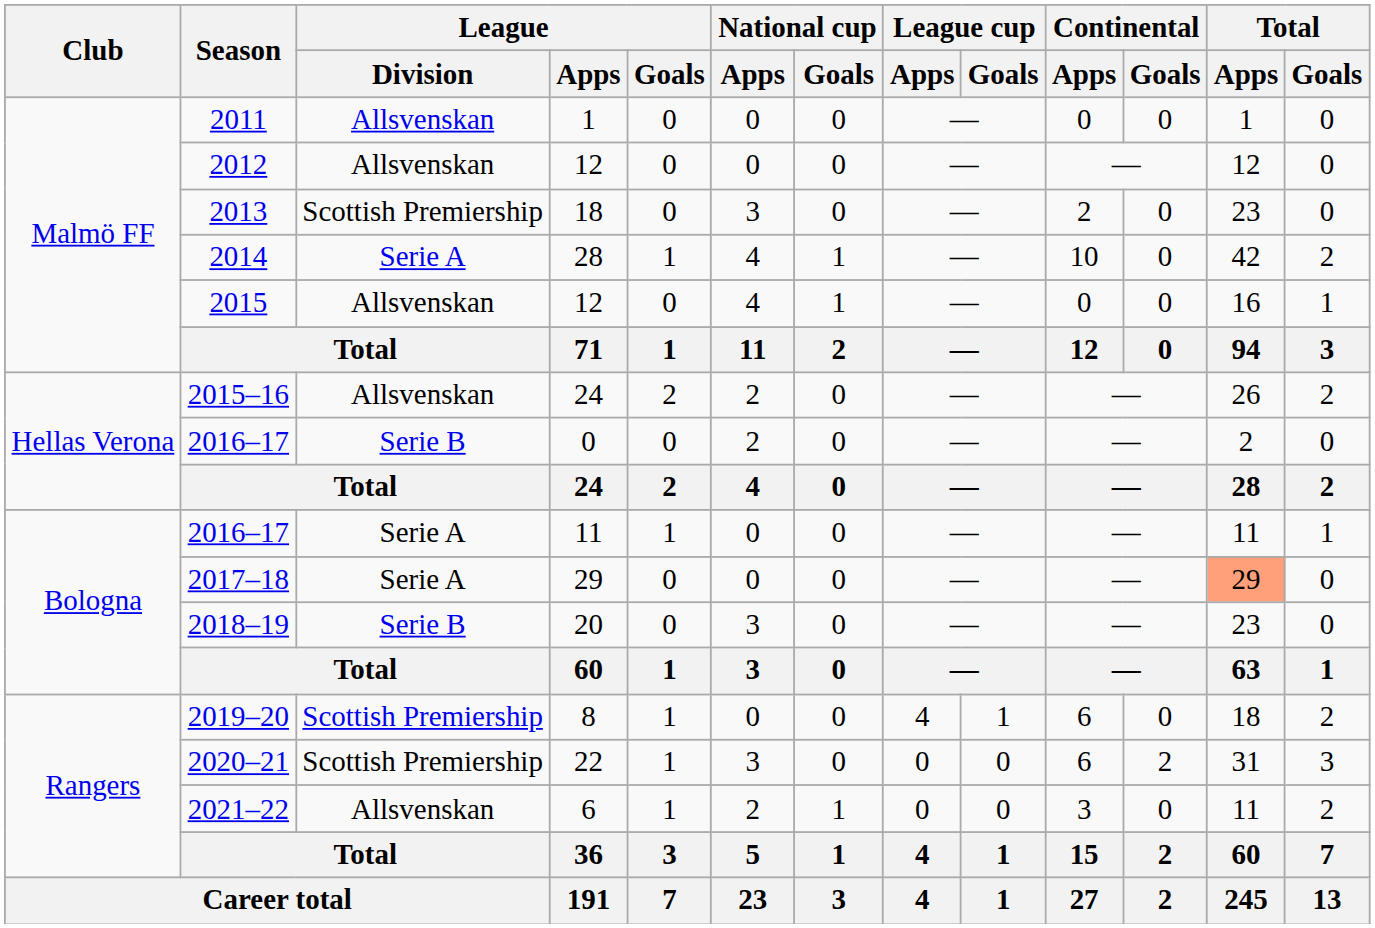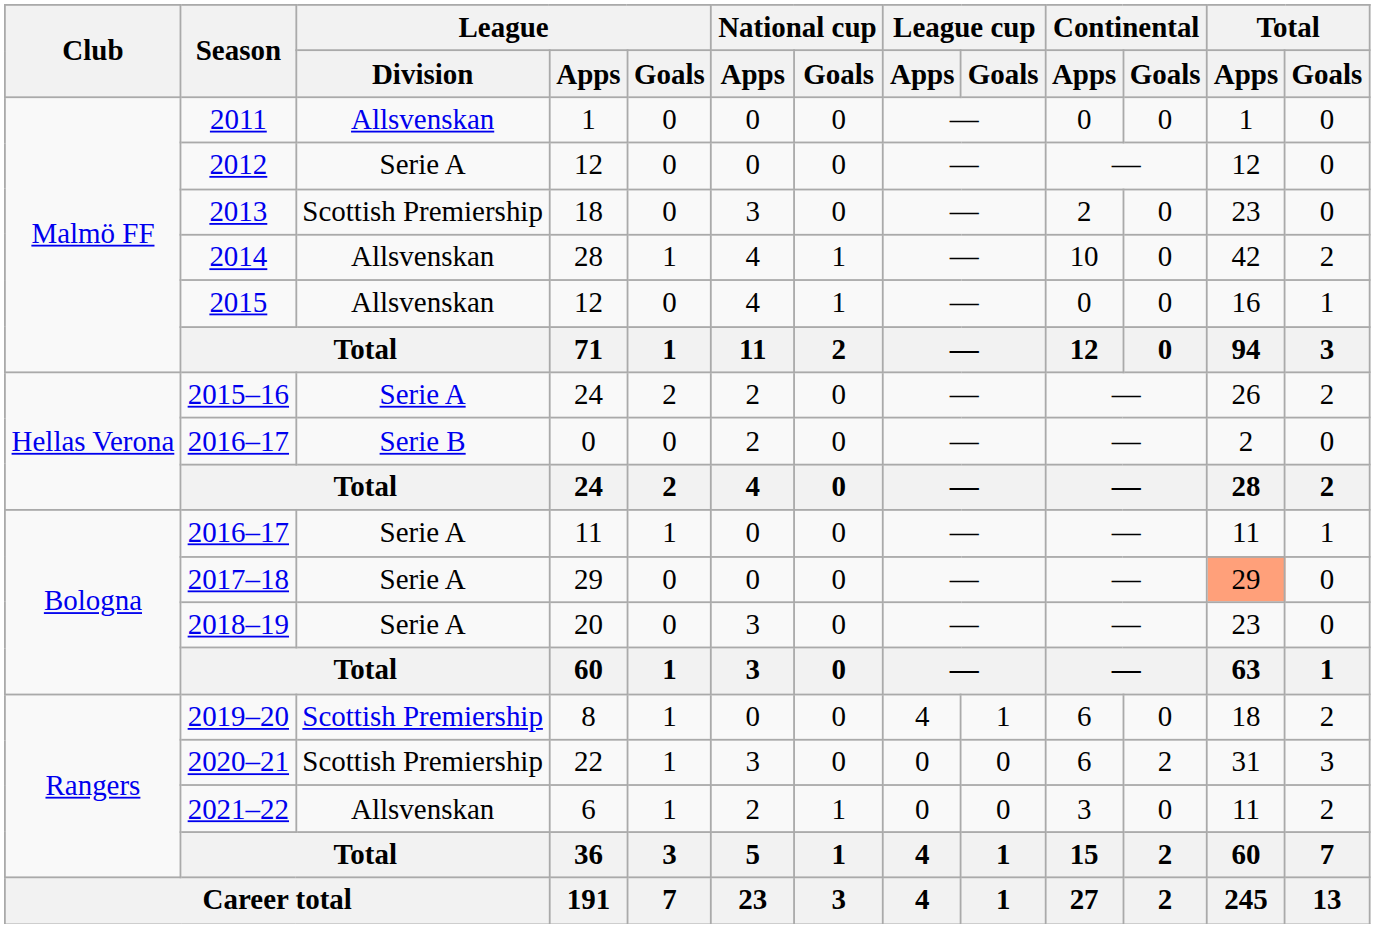(423, 165) Allsvenskan -> (423, 165) Serie A
(423, 257) Serie A -> (423, 257) Allsvenskan
(423, 394) Allsvenskan -> (423, 394) Serie A
(423, 624) Serie B -> (423, 624) Serie A
